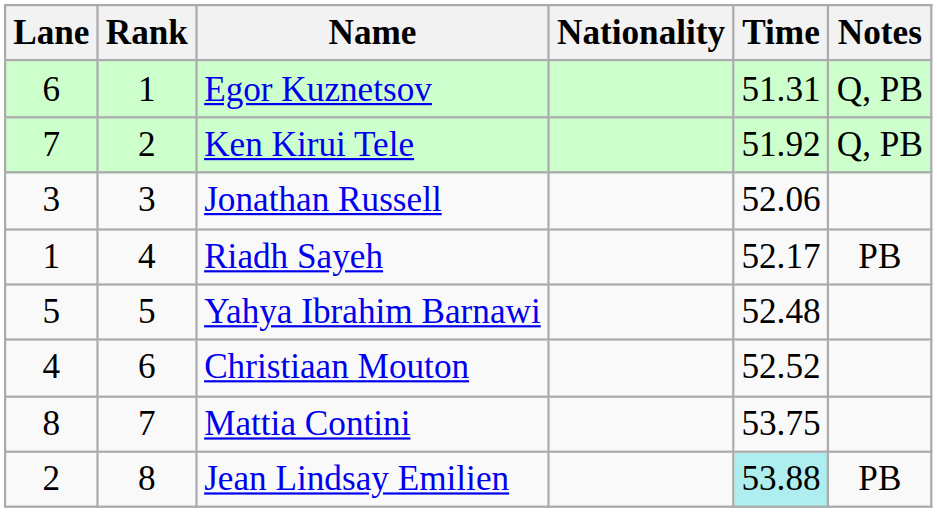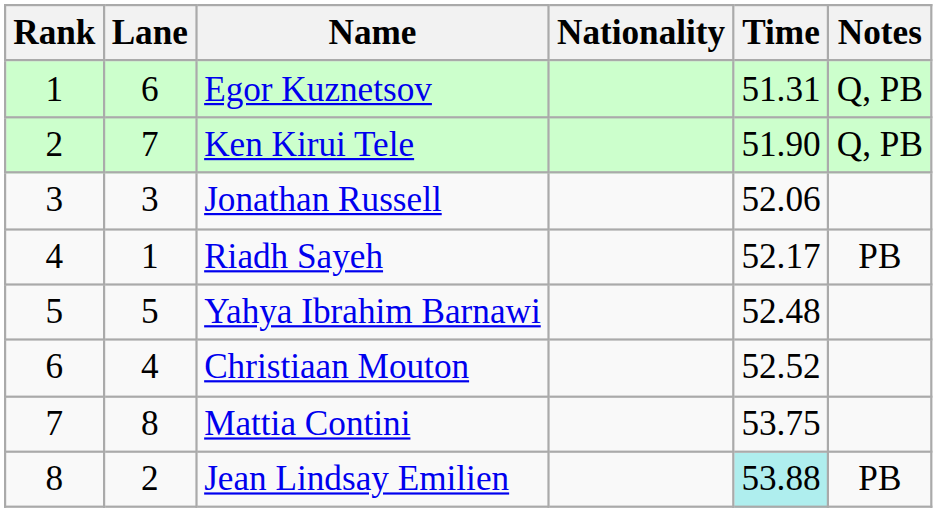columns swapped: (147, 32) <-> (51, 32)
(781, 144) 51.92 -> (781, 144) 51.90
